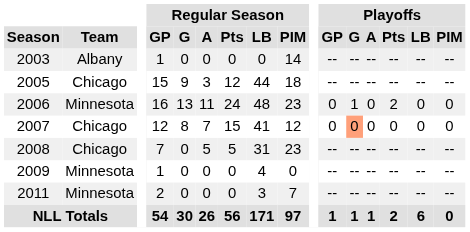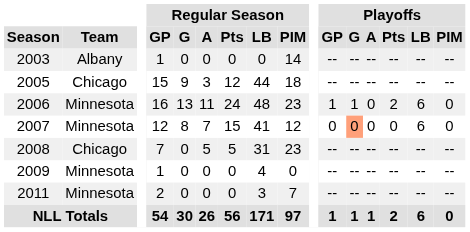(332, 104) 0 -> (332, 104) 1
(421, 104) 0 -> (421, 104) 6
(100, 126) Chicago -> (100, 126) Minnesota
(421, 126) 0 -> (421, 126) 6
